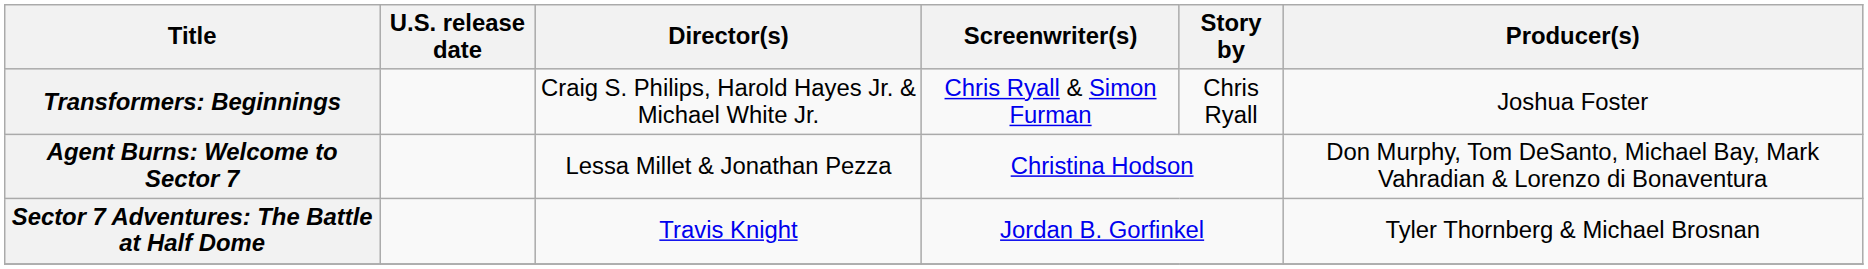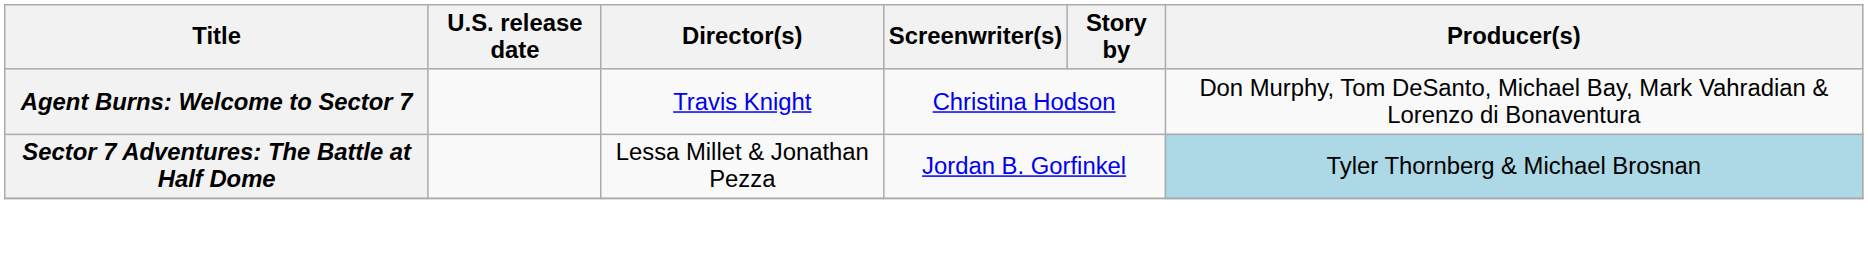- row: (192, 101)
(728, 166) Lessa Millet & Jonathan Pezza -> (742, 101) Travis Knight
(728, 230) Travis Knight -> (742, 166) Lessa Millet & Jonathan Pezza
(1573, 230) no background -> (1514, 166) lightblue background
